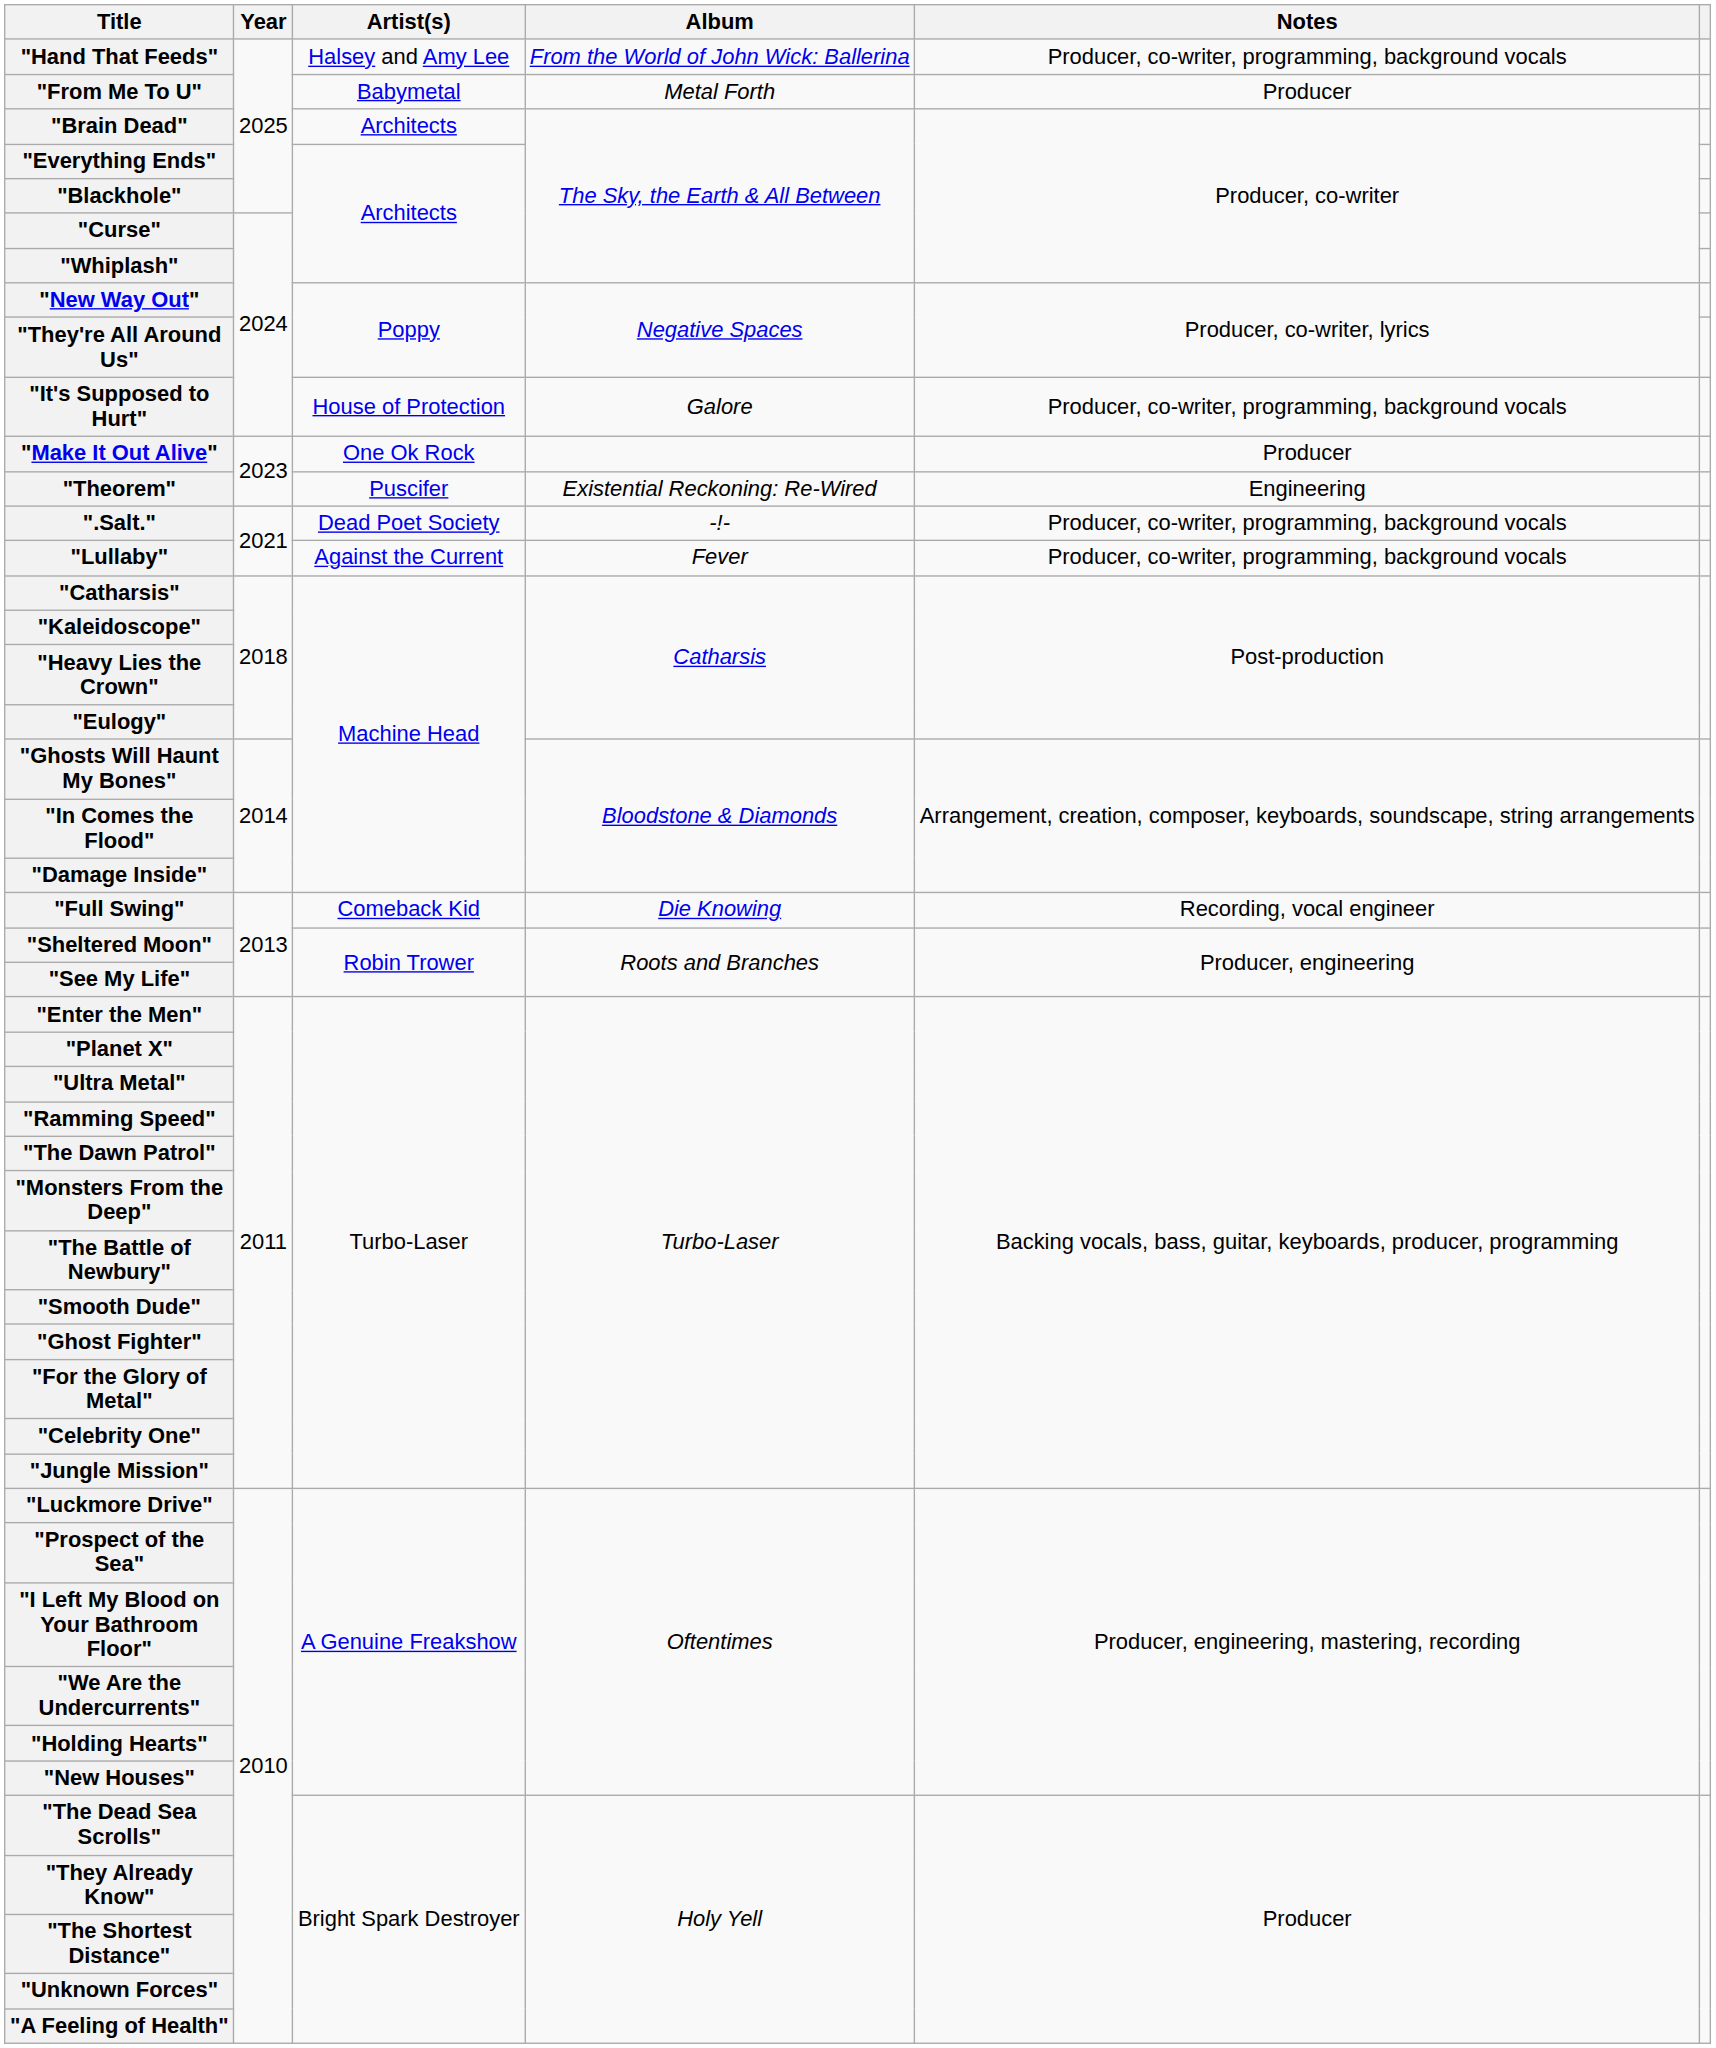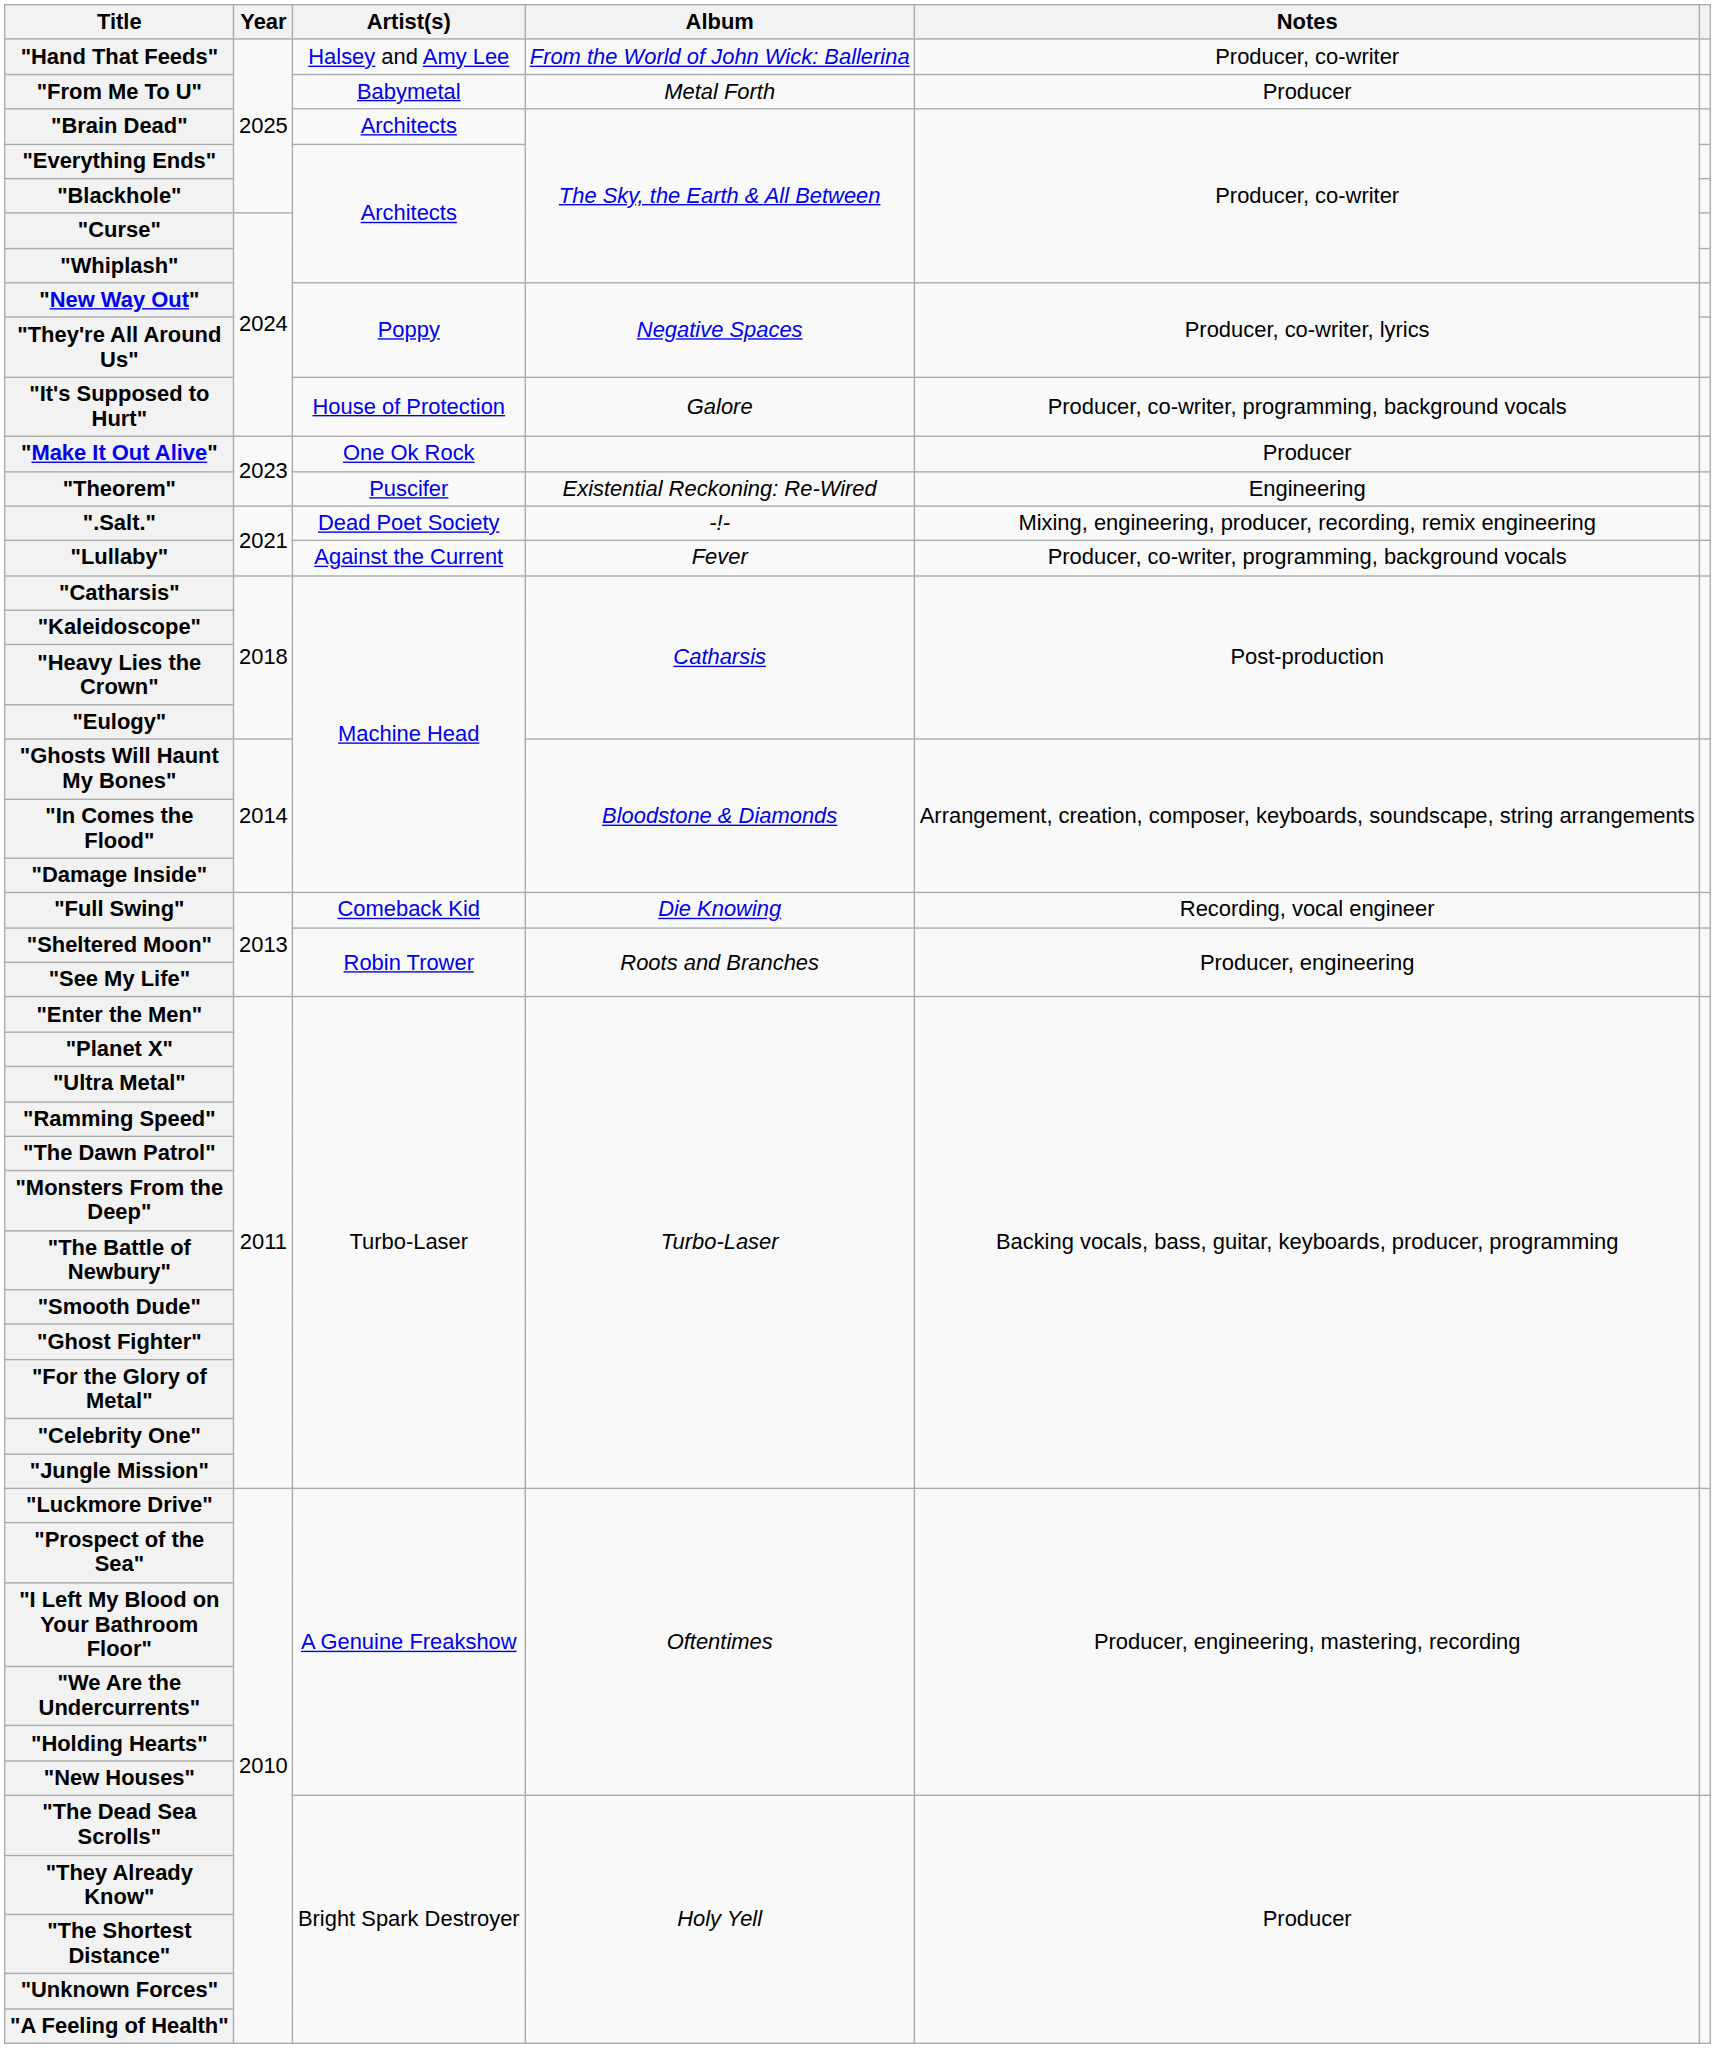(1307, 56) Producer, co-writer, programming, background vocals -> (1307, 56) Producer, co-writer
(1307, 523) Producer, co-writer, programming, background vocals -> (1307, 523) Mixing, engineering, producer, recording, remix engineering
